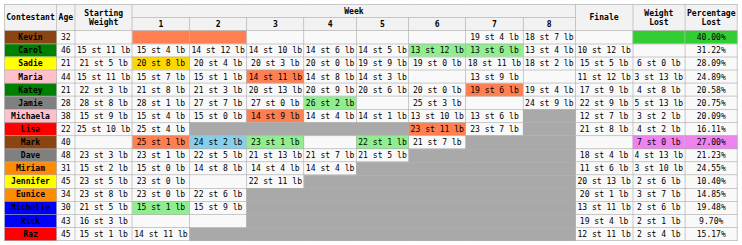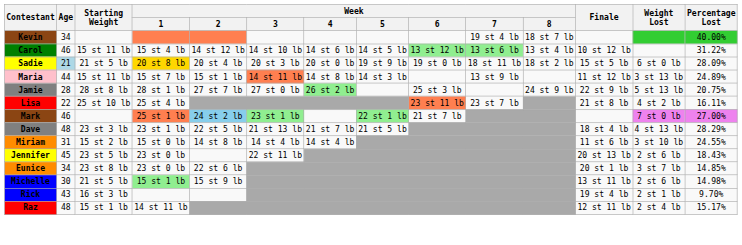(66, 37) 32 -> (66, 37) 34
(66, 63) no background -> (66, 63) lightblue background
- row: (30, 90)
- row: (30, 116)
(66, 142) 40 -> (66, 116) 46
(711, 155) 21.23% -> (711, 129) 28.29%
(711, 182) 10.40% -> (711, 155) 18.43%
(711, 208) 19.48% -> (711, 182) 14.98%
(66, 234) 45 -> (66, 208) 48
